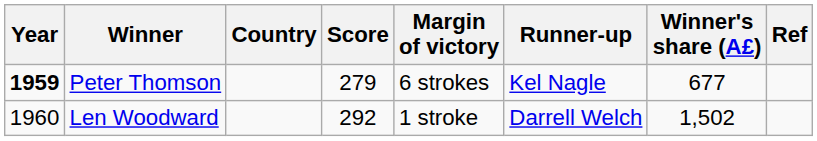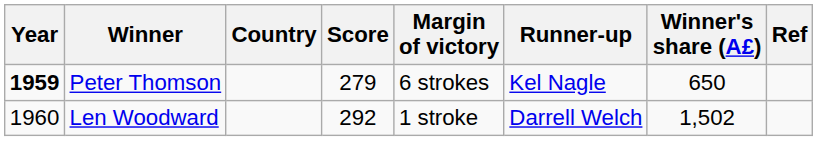(707, 82) 677 -> (707, 82) 650
